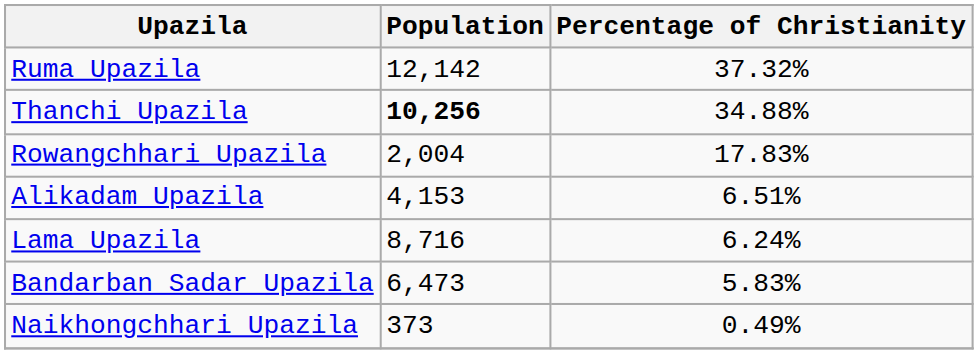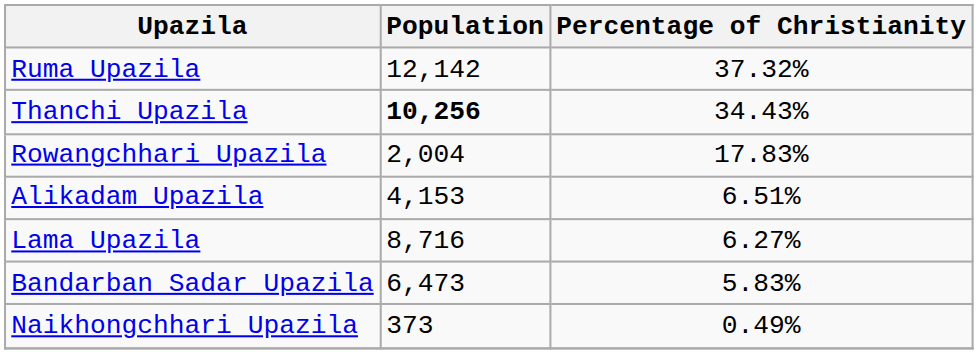(761, 112) 34.88% -> (761, 112) 34.43%
(761, 240) 6.24% -> (761, 240) 6.27%
